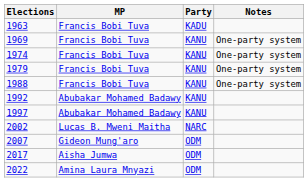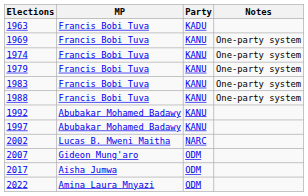+ row: (17, 84)
